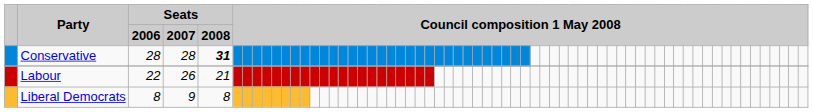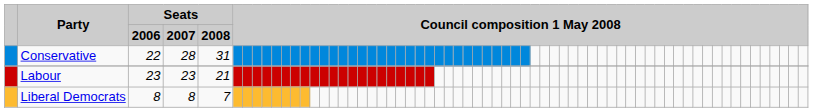(153, 55) 28 -> (153, 55) 22
(223, 55) bold -> (223, 55) normal
(153, 76) 22 -> (153, 76) 23
(188, 76) 26 -> (188, 76) 23
(192, 96) 9 -> (192, 96) 8
(227, 96) 8 -> (227, 96) 7
